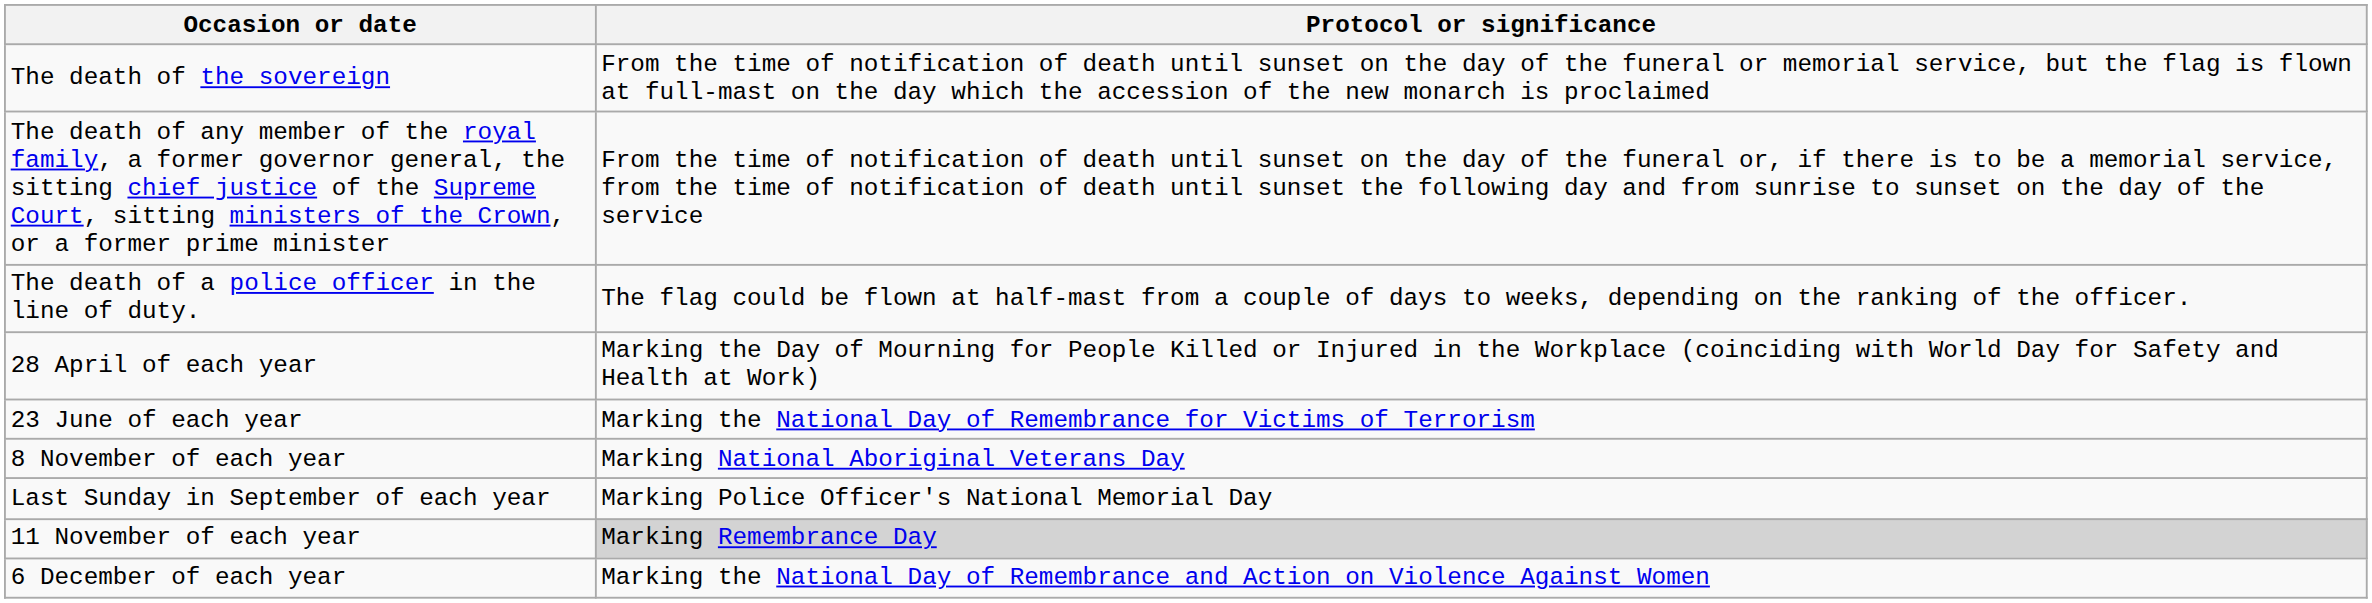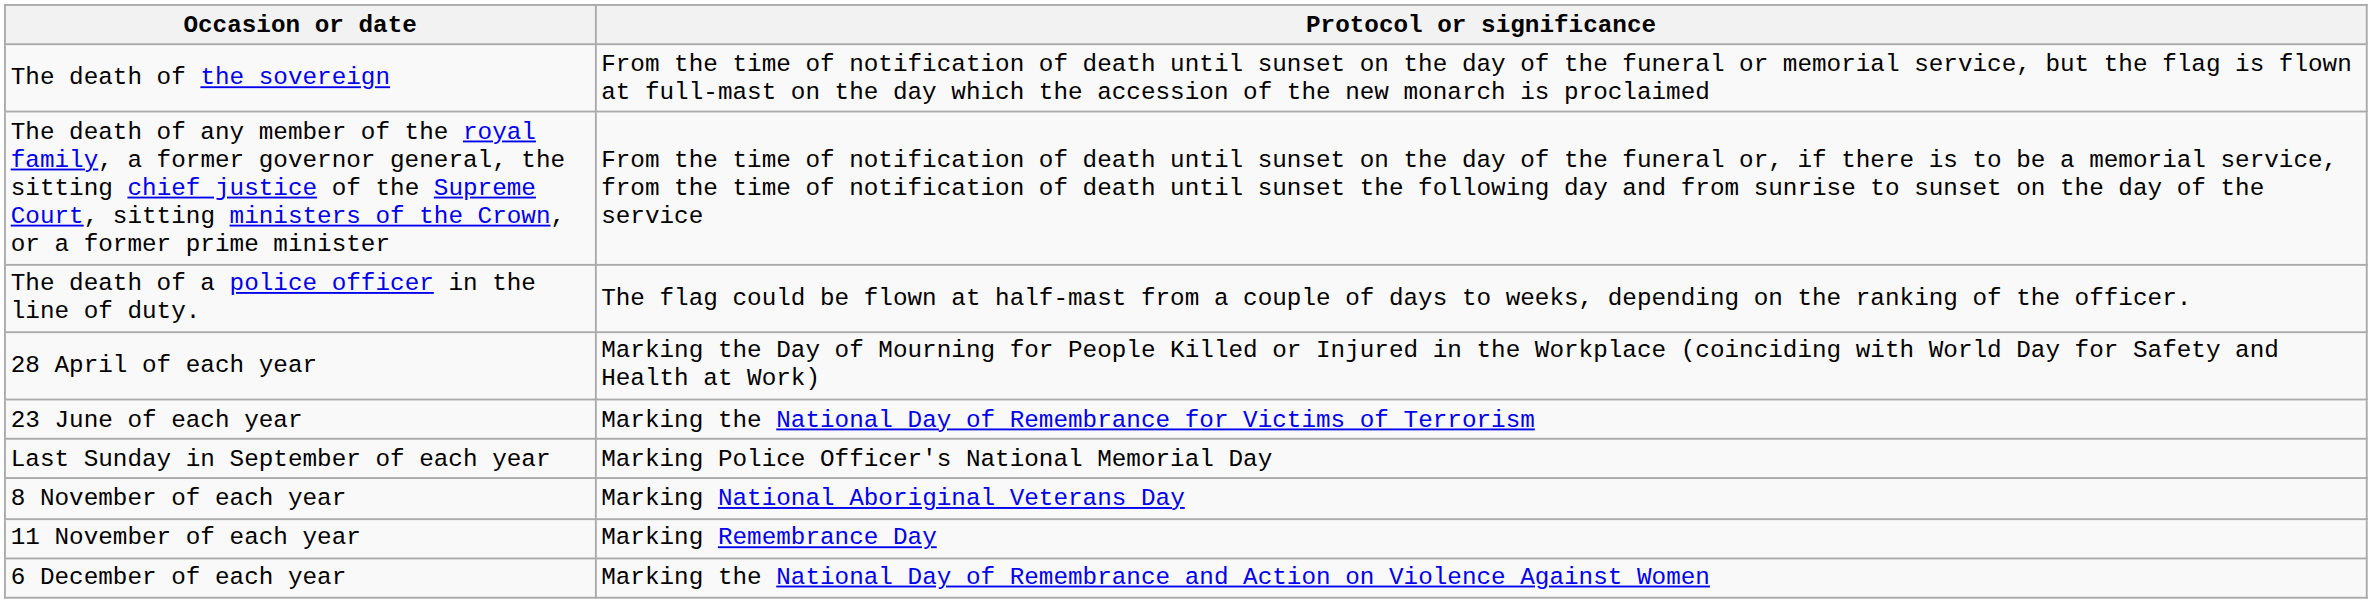rows swapped: (281, 498) <-> (178, 459)
(769, 538) lightgrey background -> (769, 538) no background
